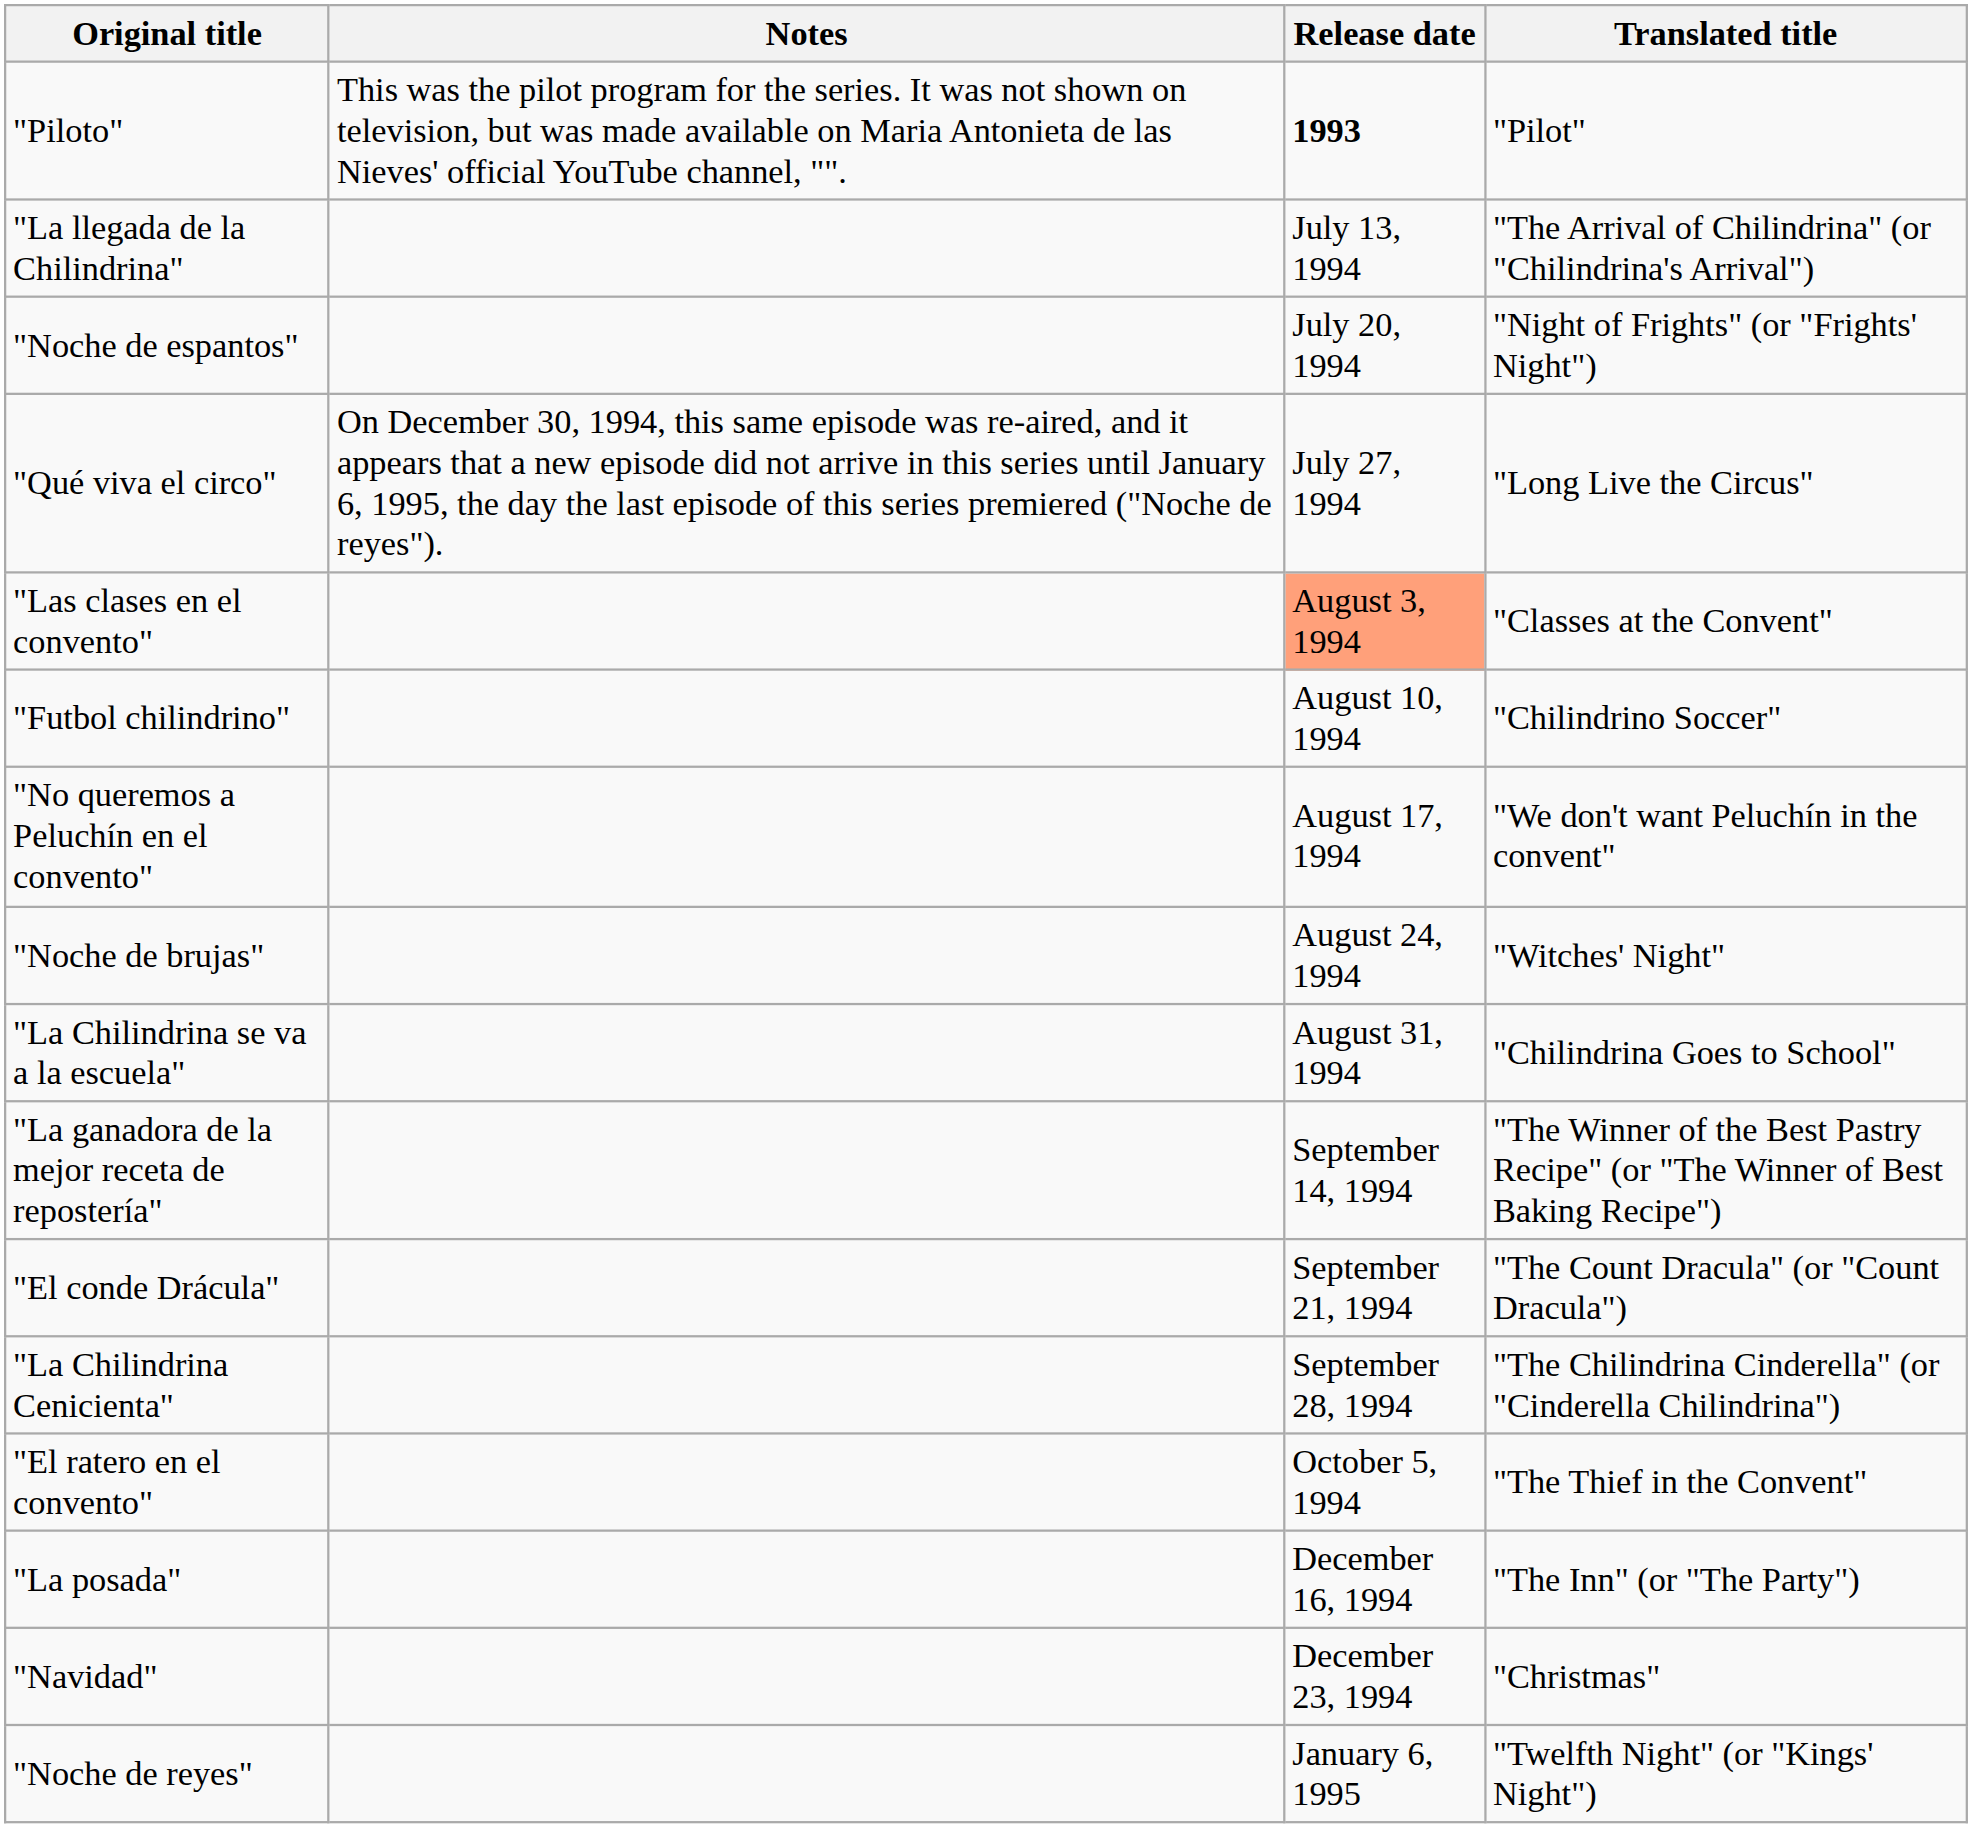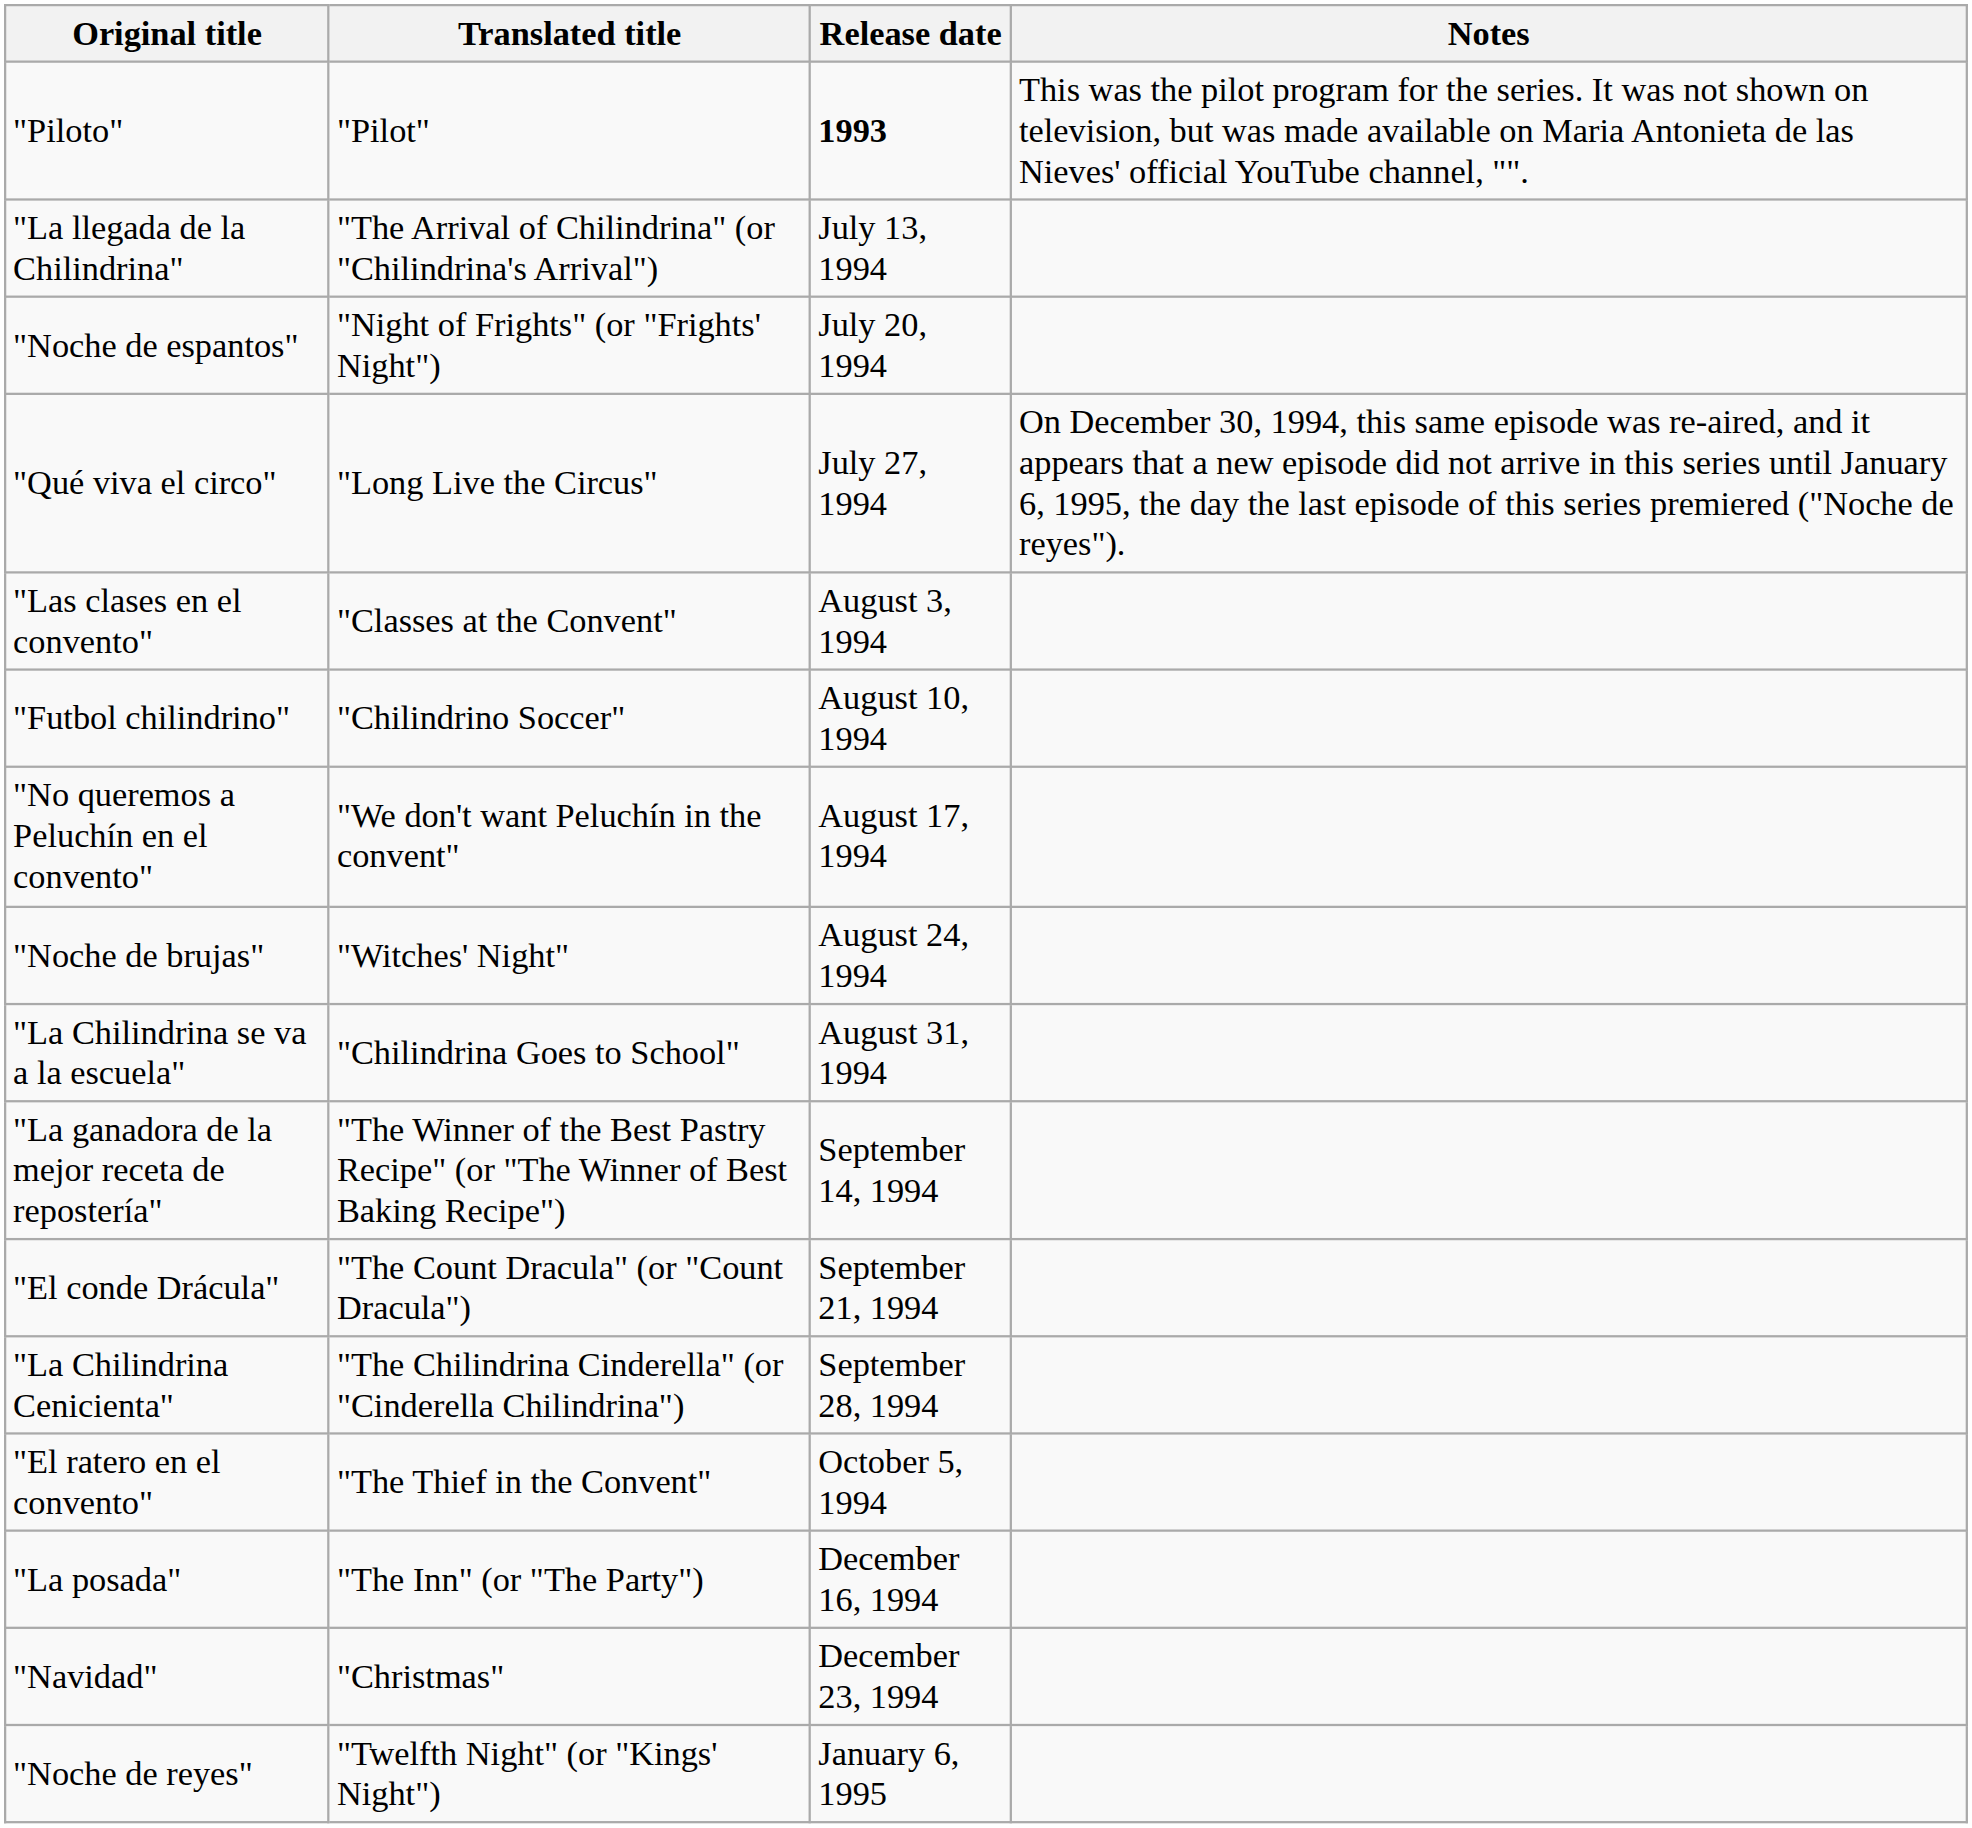columns swapped: (1726, 33) <-> (807, 33)
(1359, 621) lightsalmon background -> (885, 621) no background
